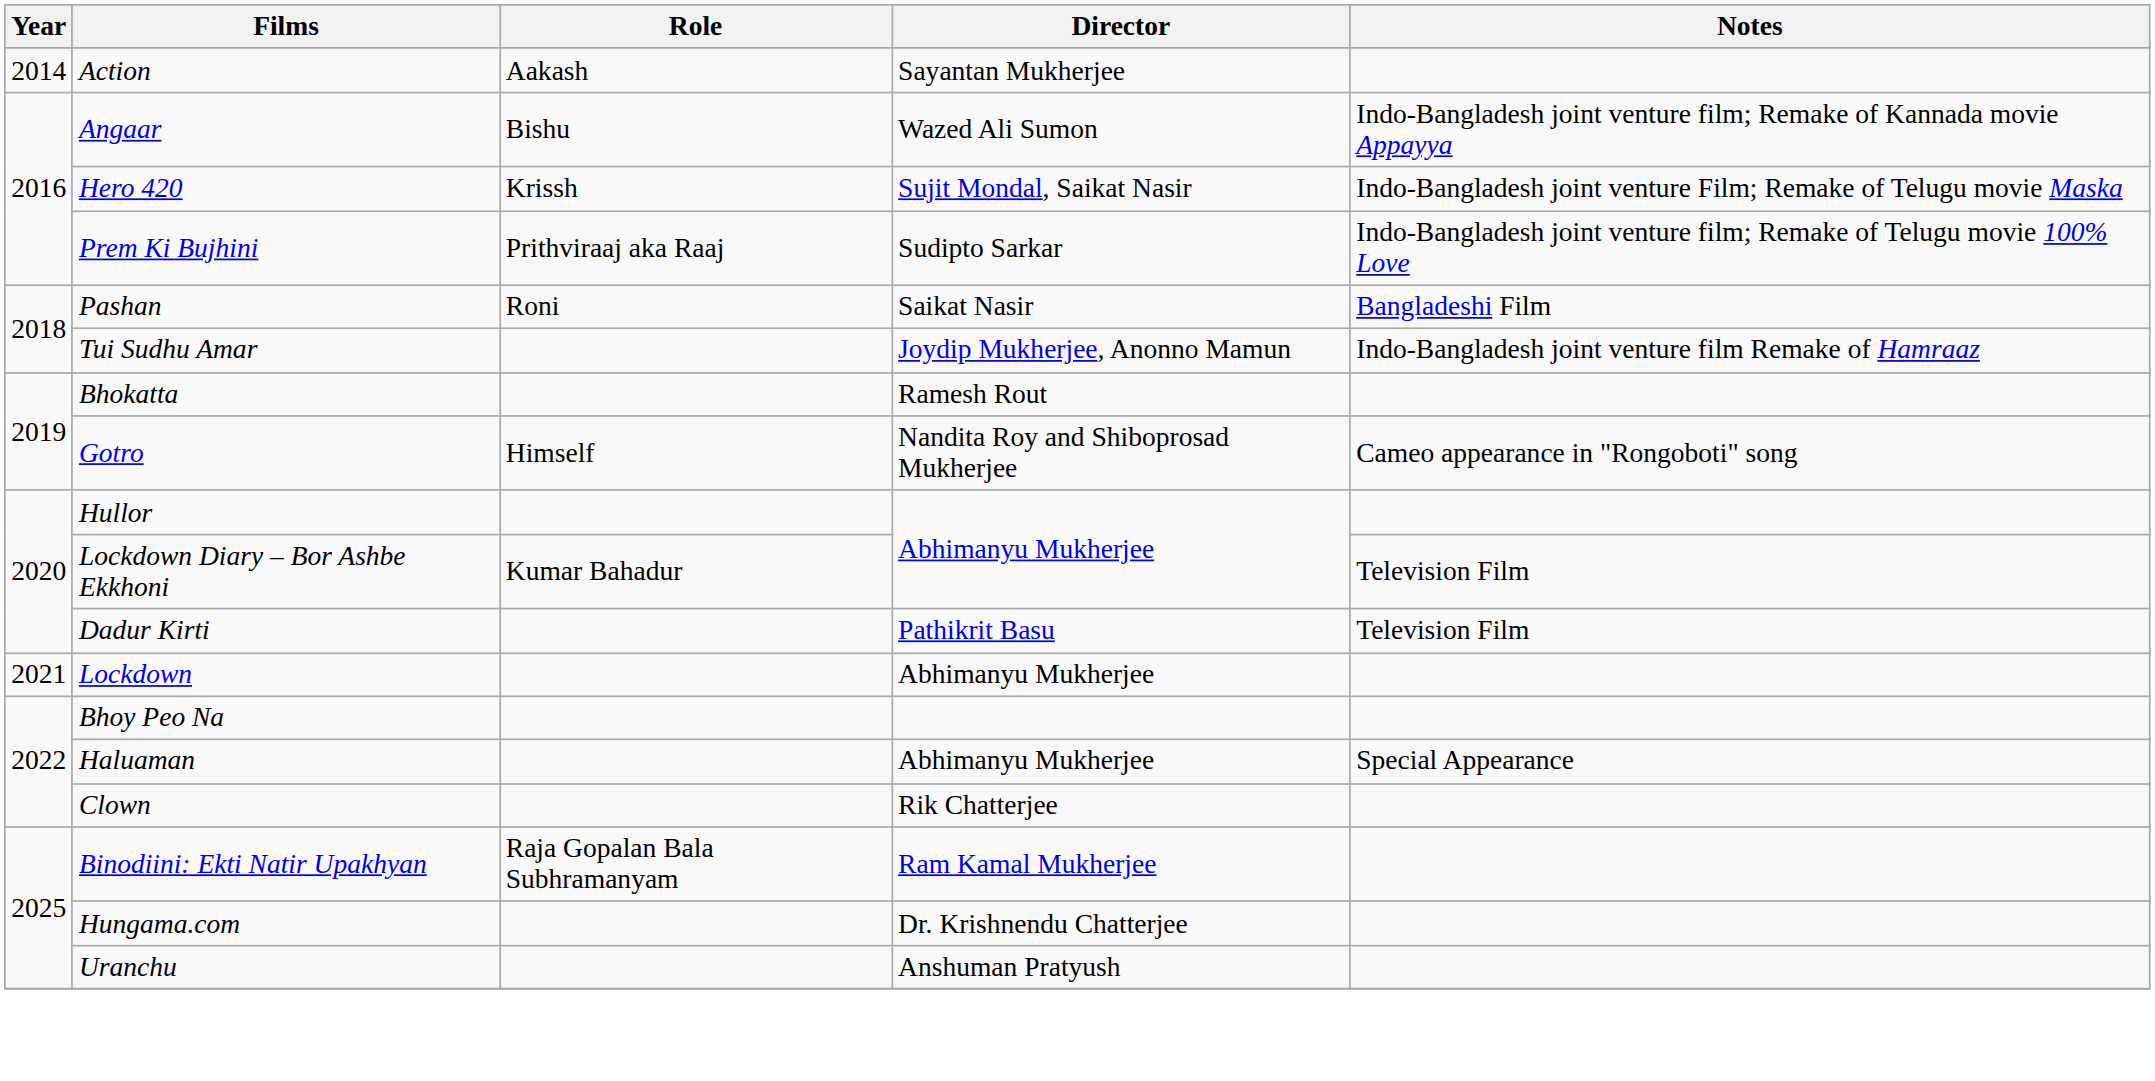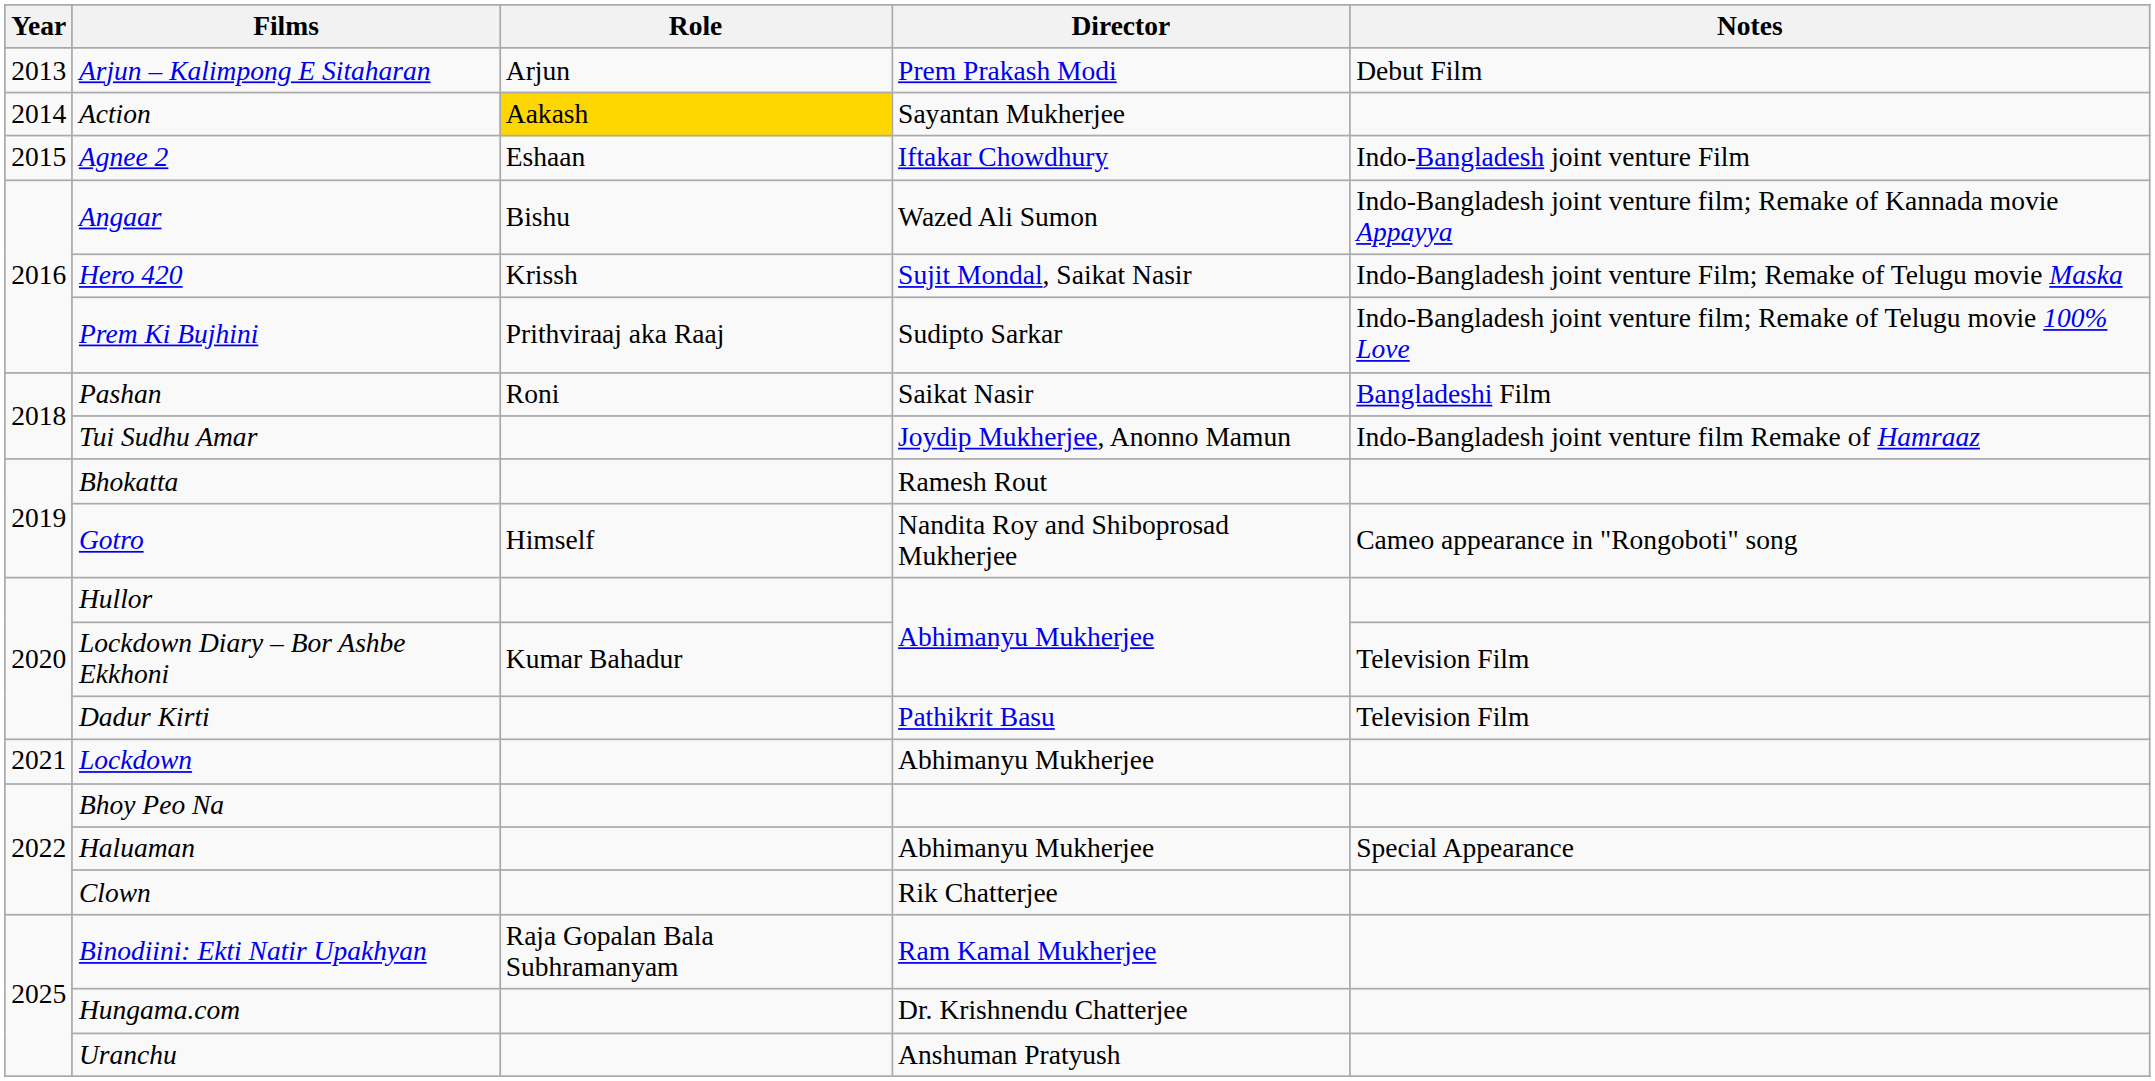+ row: (255, 69)
(547, 69) no background -> (547, 113) gold background
+ row: (124, 157)
